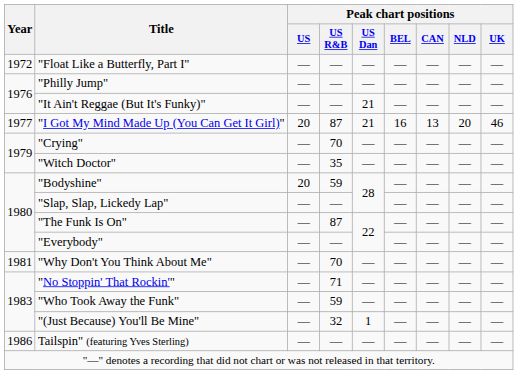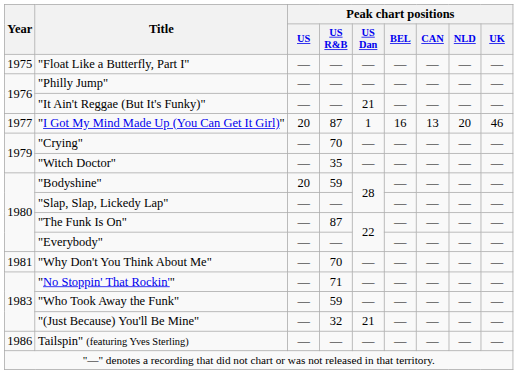(20, 64) 1972 -> (20, 64) 1975
(368, 123) 21 -> (368, 123) 1
(368, 321) 1 -> (368, 321) 21
